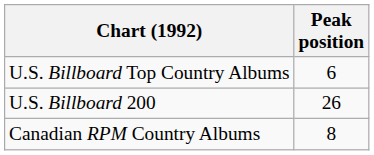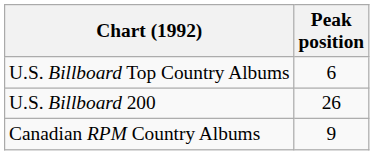(331, 133) 8 -> (331, 133) 9
